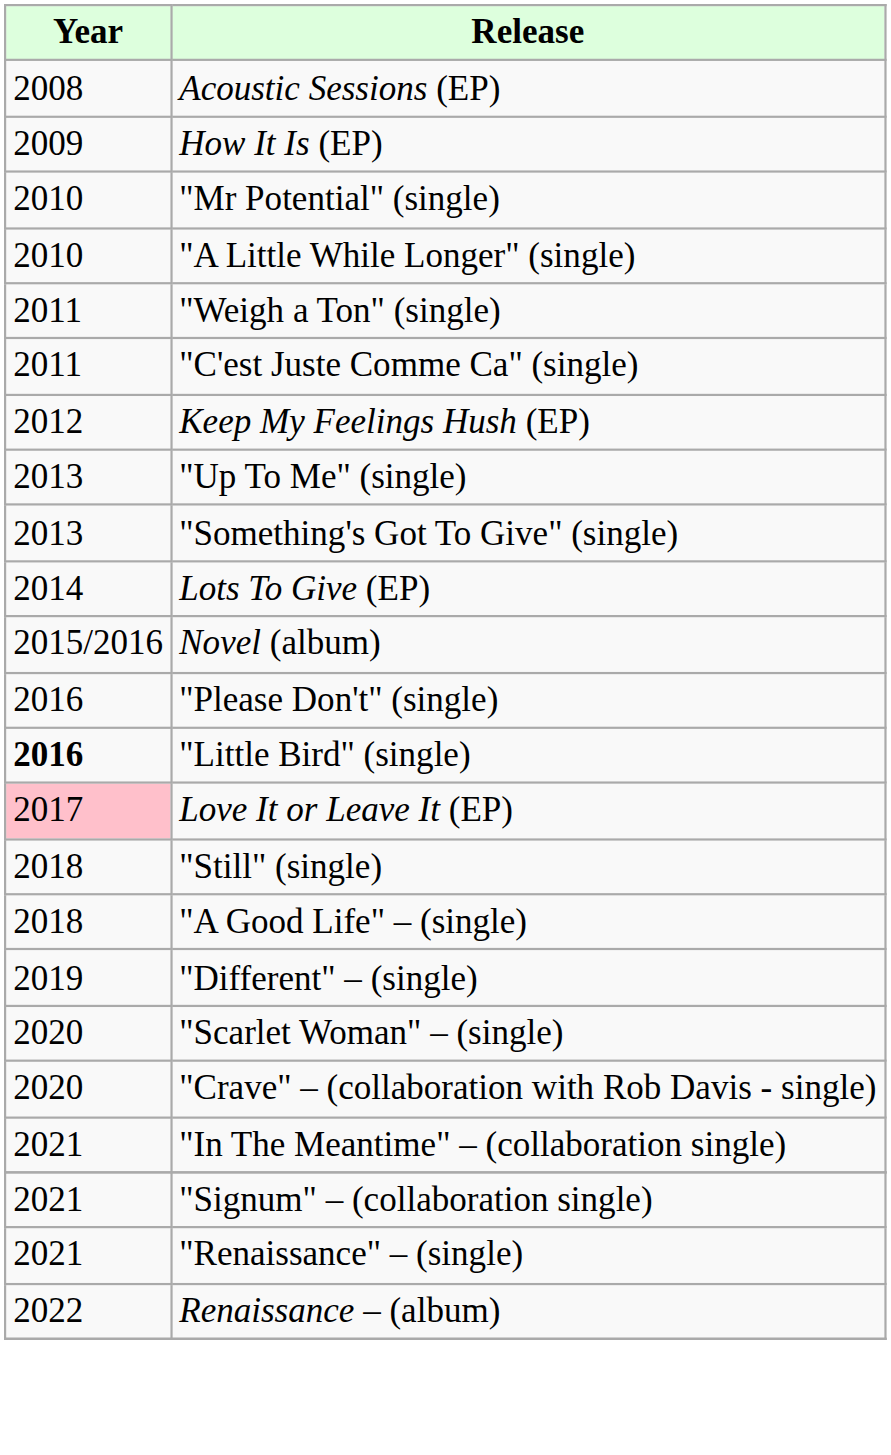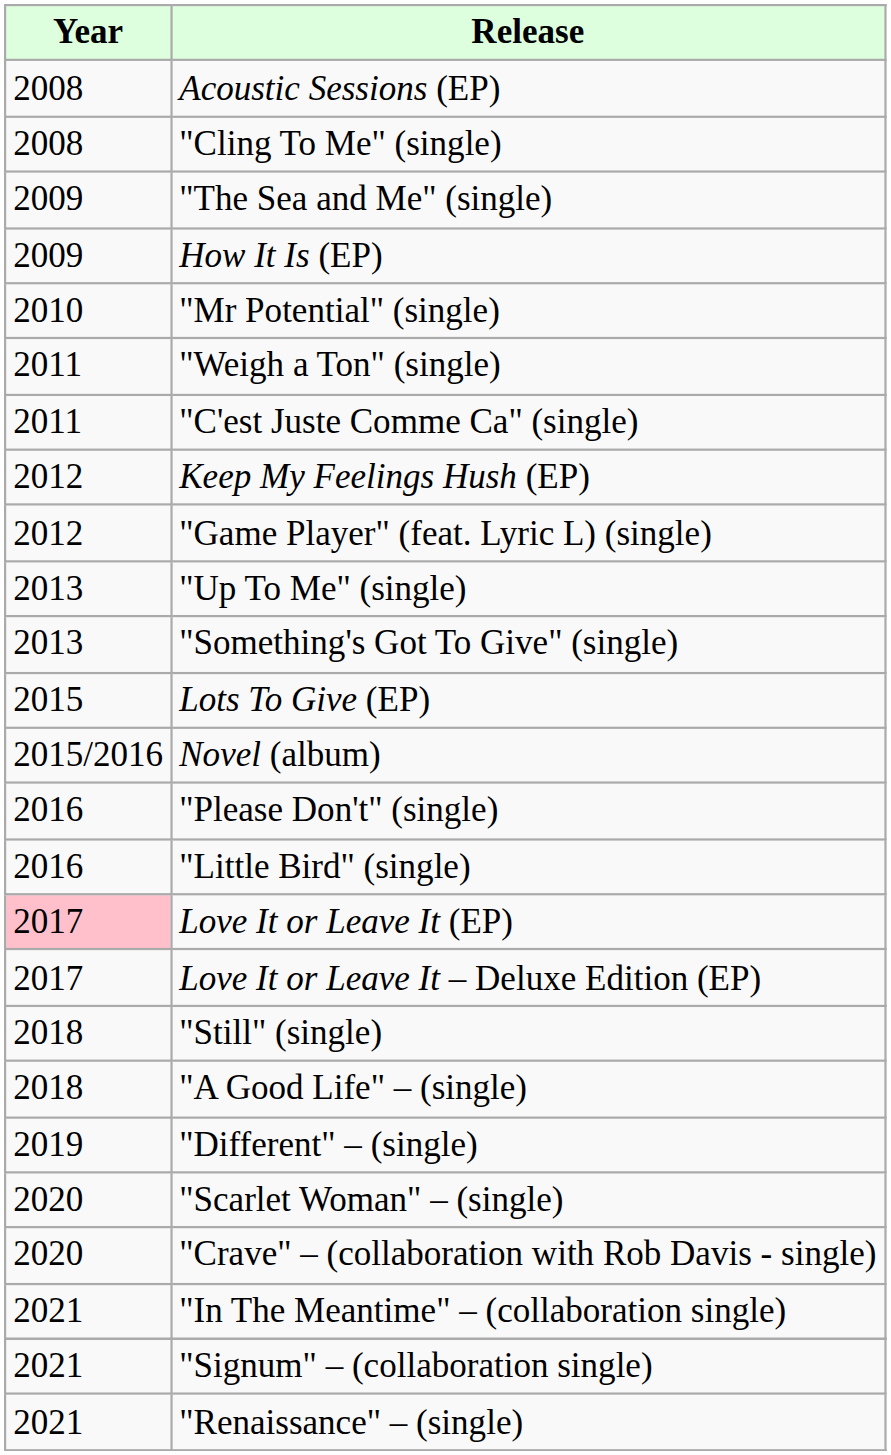+ row: (340, 143)
+ row: (366, 198)
- row: (407, 254)
+ row: (446, 532)
(48, 587) 2014 -> (48, 699) 2015
(48, 754) bold -> (48, 865) normal
+ row: (470, 976)
- row: (340, 1310)
